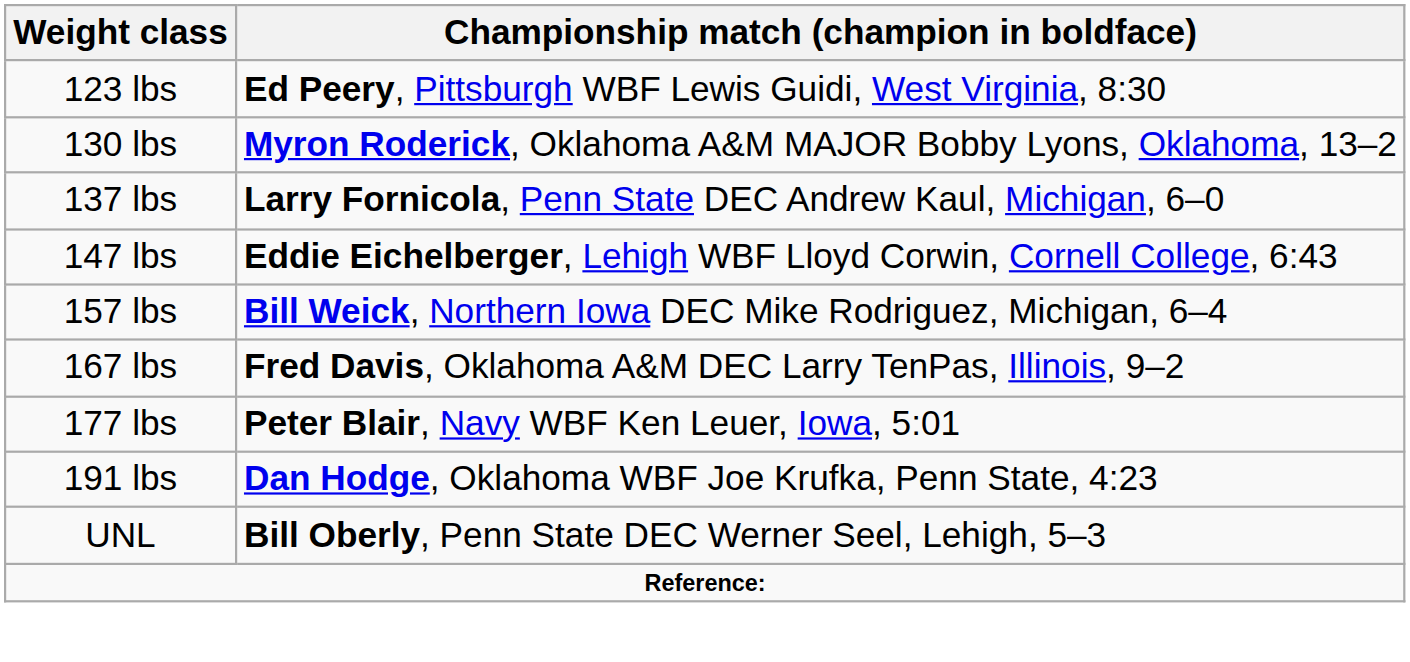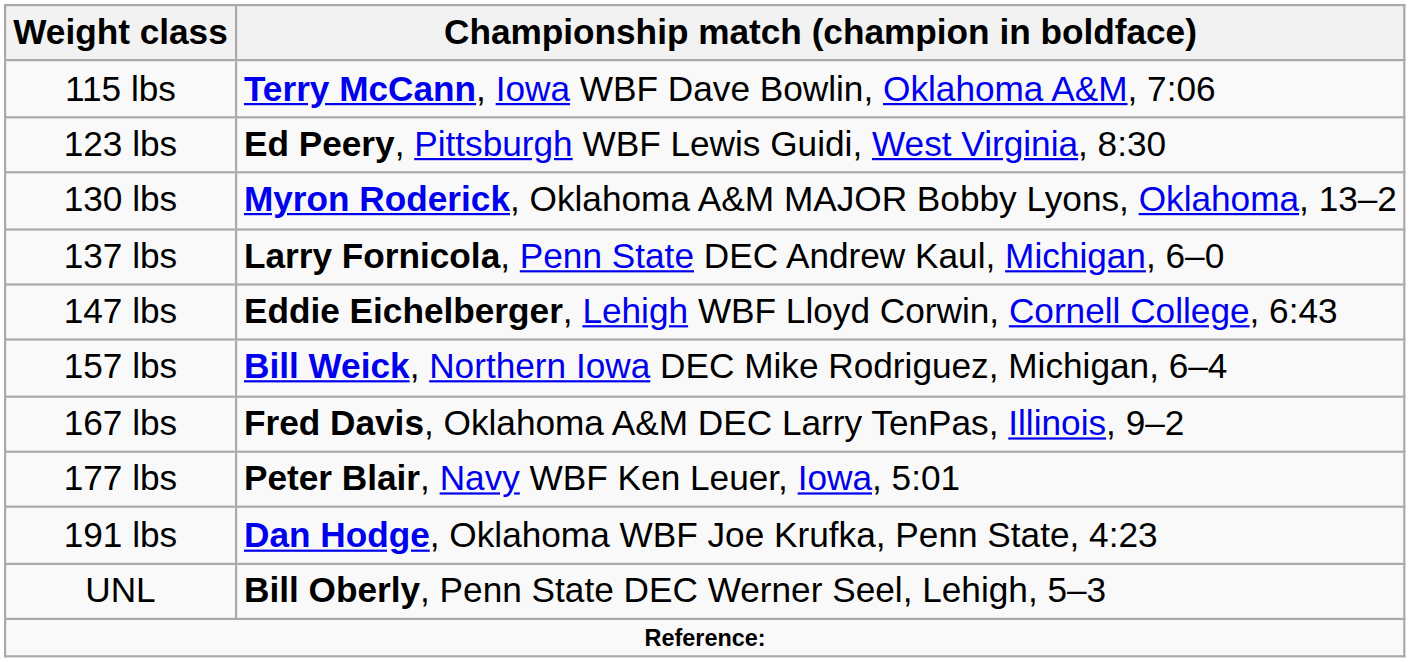+ row: (120, 88)
